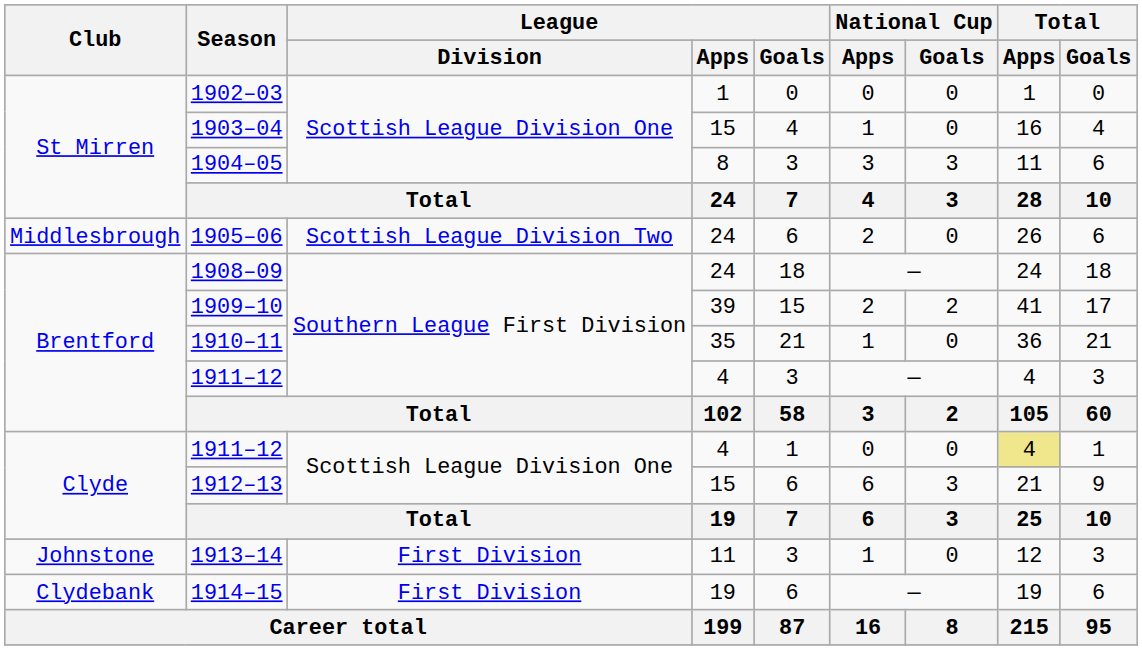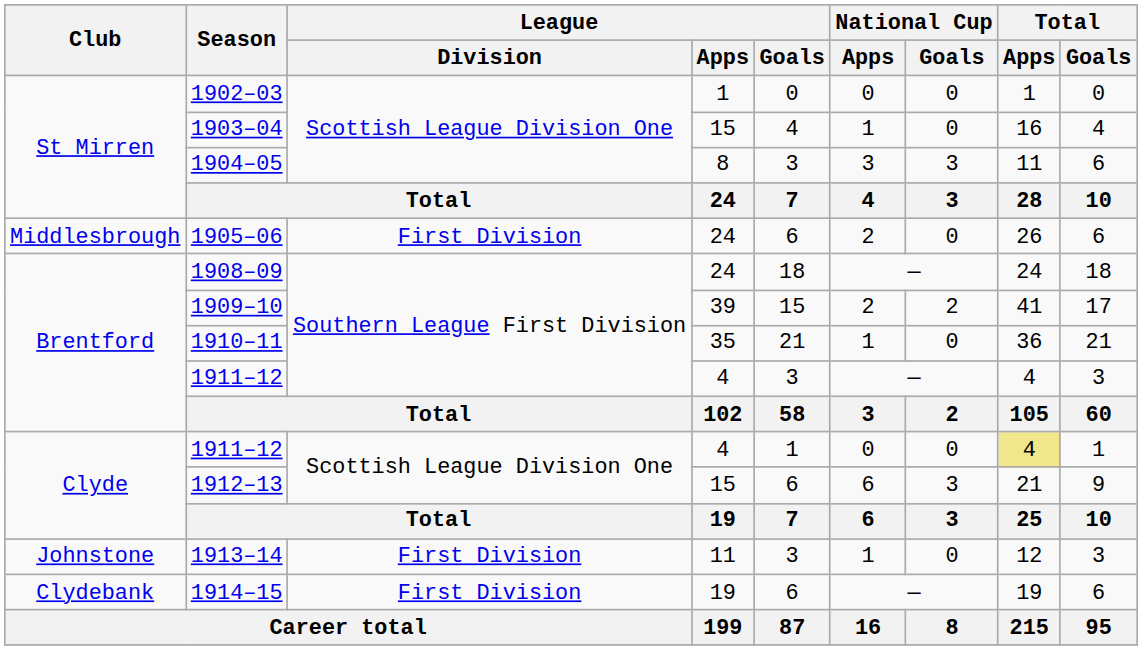(490, 236) Scottish League Division Two -> (490, 236) First Division
